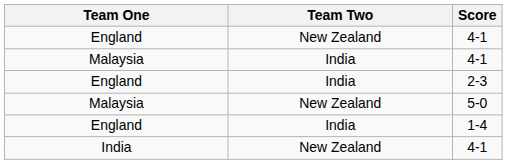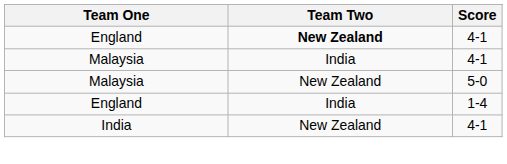(340, 37) normal -> (340, 37) bold
- row: (116, 81)
